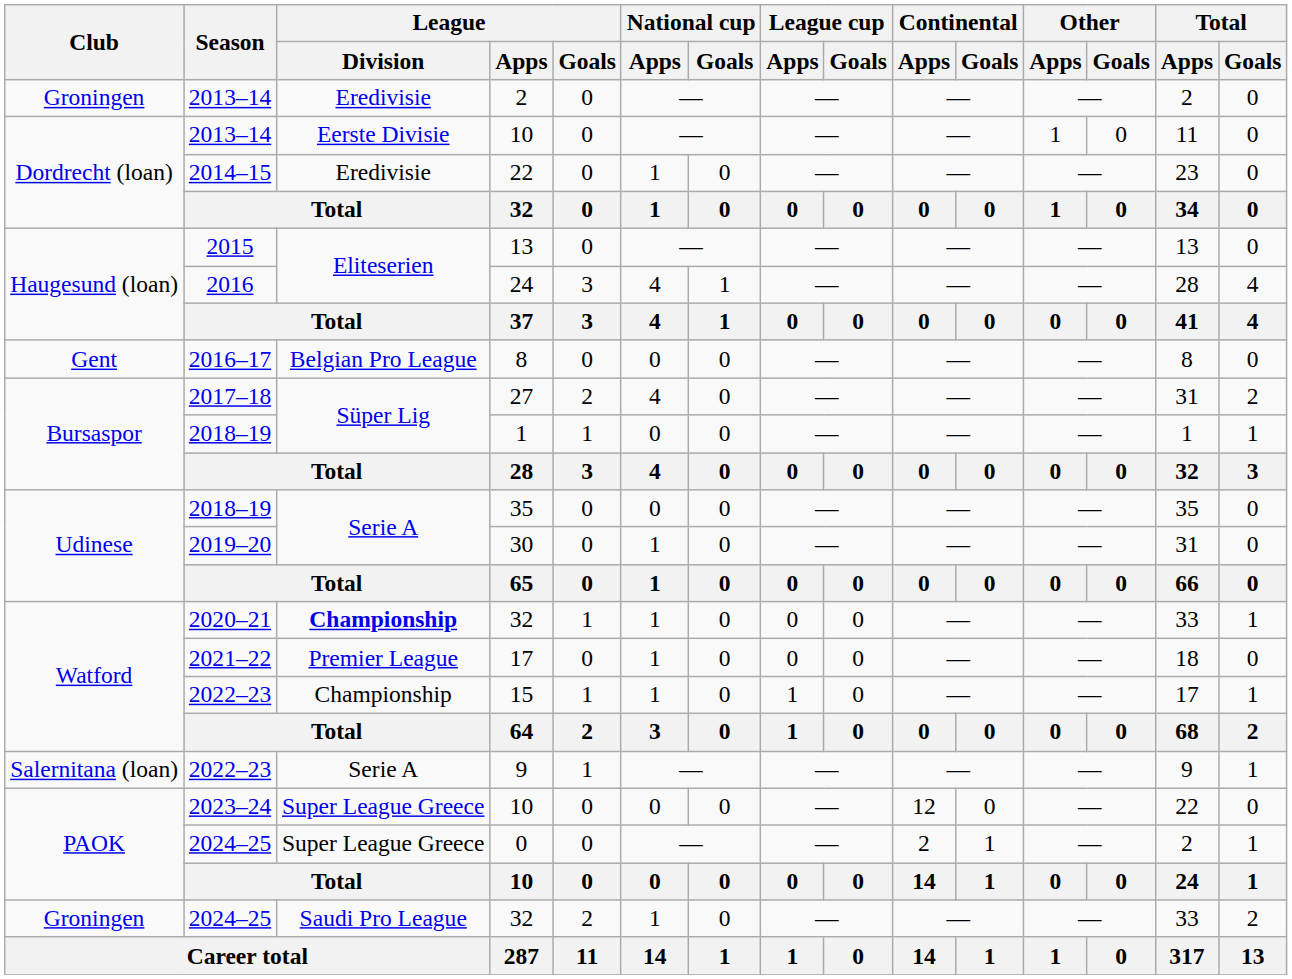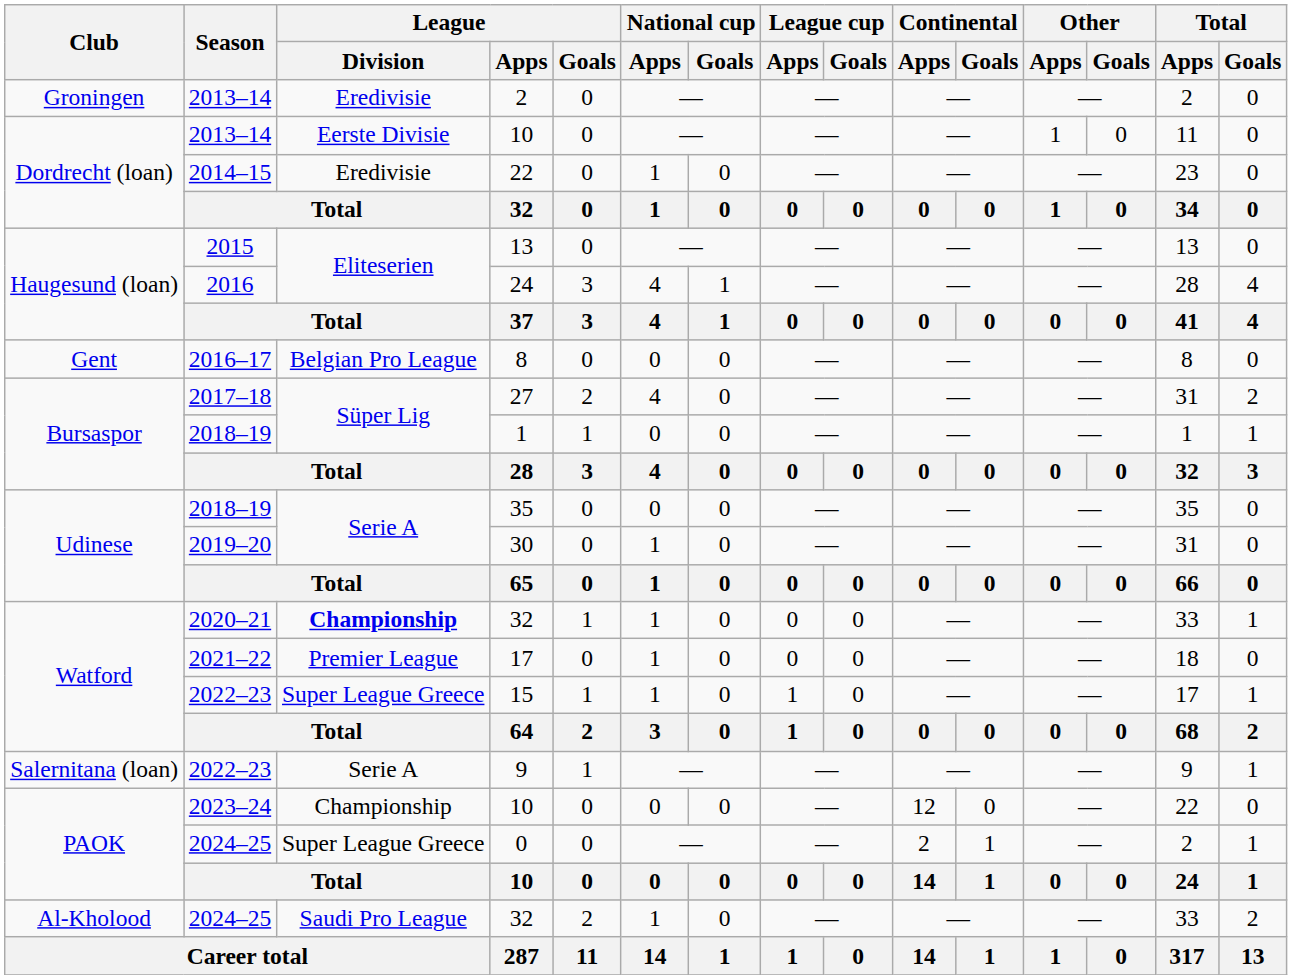(383, 694) Championship -> (383, 694) Super League Greece
(383, 806) Super League Greece -> (383, 806) Championship
(94, 918) Groningen -> (94, 918) Al-Kholood
